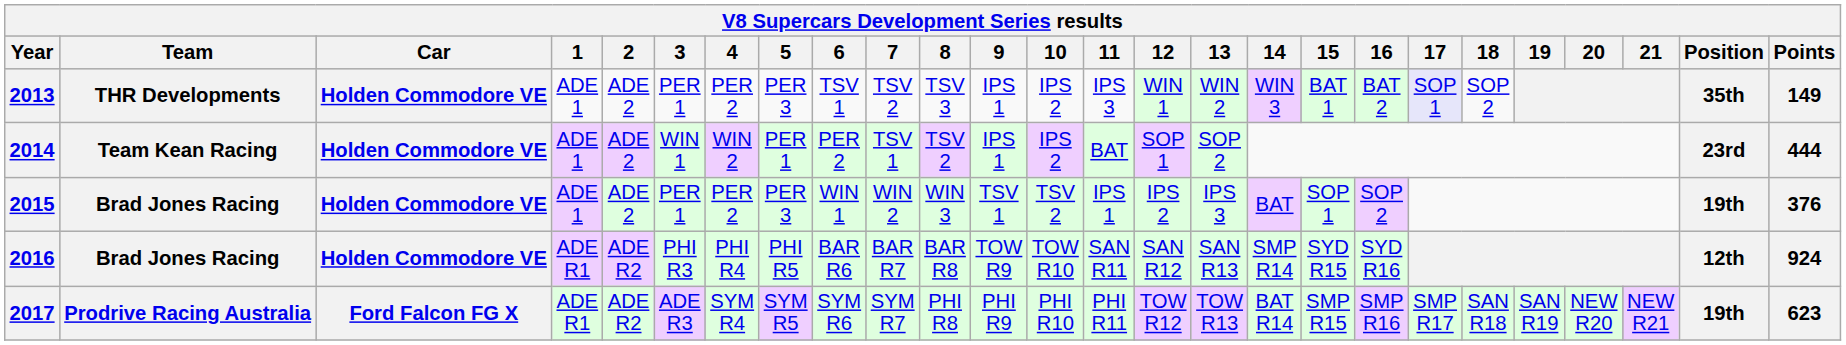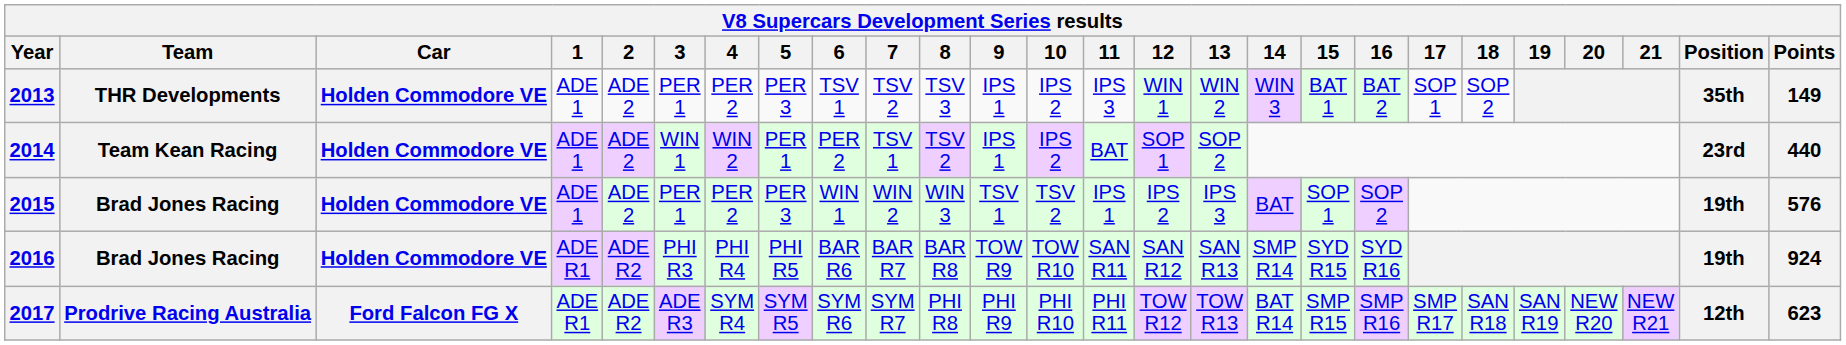(1435, 95) lavender background -> (1435, 95) no background
(1804, 150) 444 -> (1804, 150) 440
(1804, 204) 376 -> (1804, 204) 576
(1724, 258) 12th -> (1724, 258) 19th
(1724, 313) 19th -> (1724, 313) 12th
